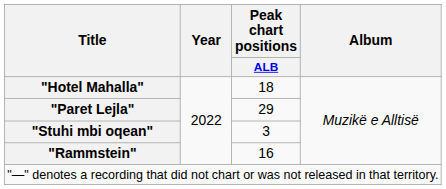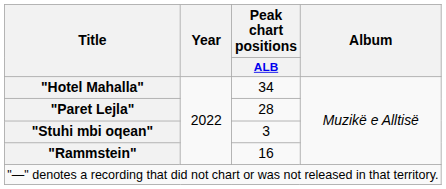(266, 87) 18 -> (266, 87) 34
(266, 109) 29 -> (266, 109) 28
